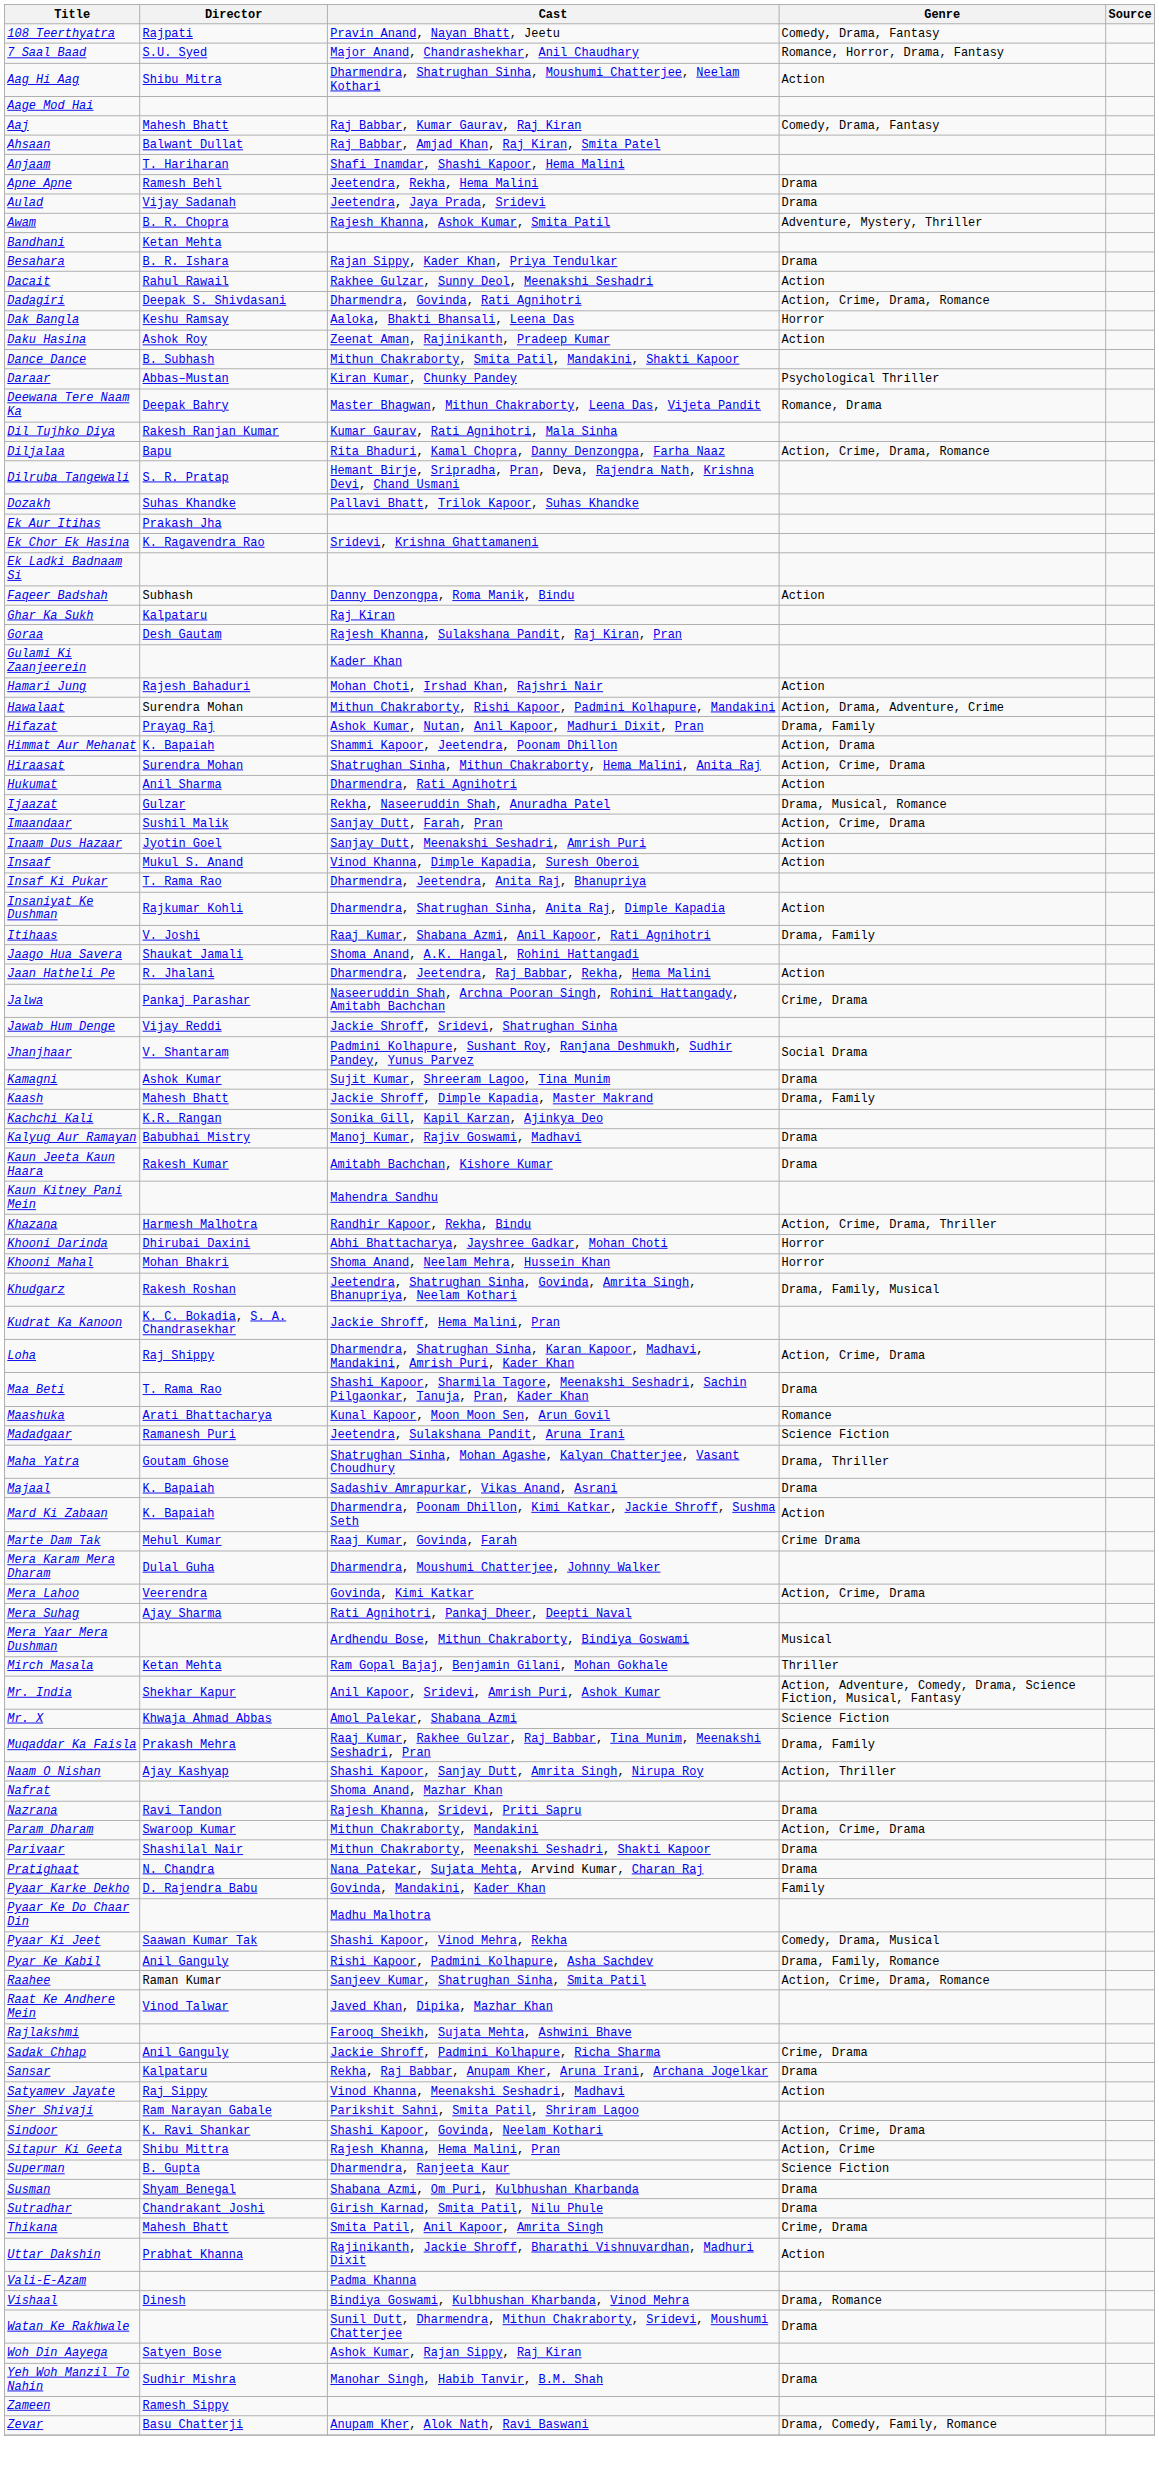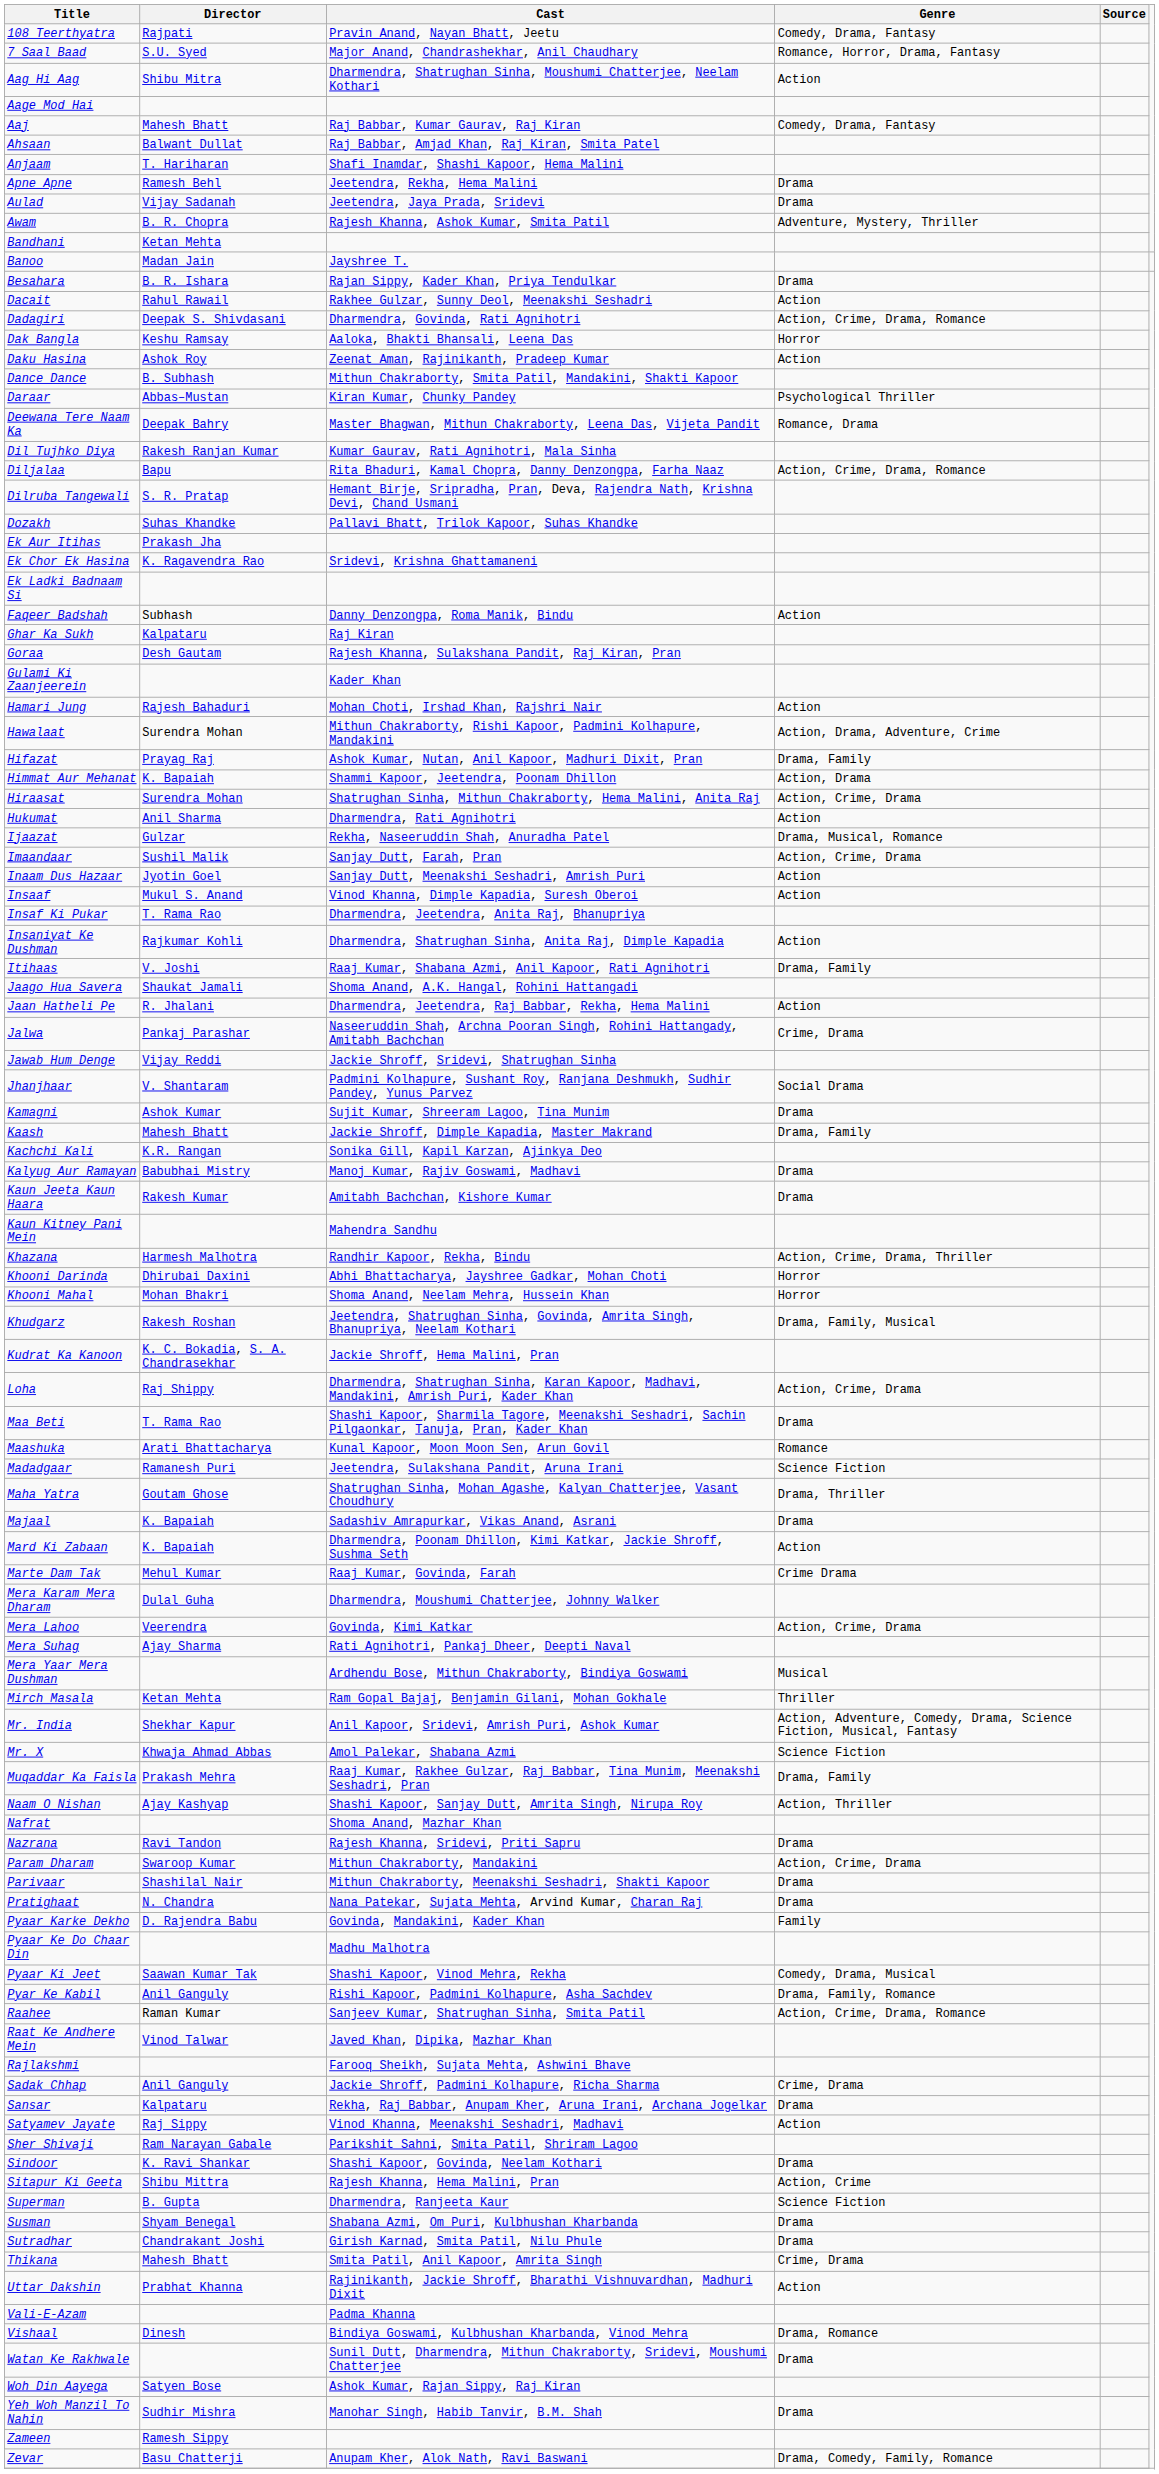+ row: (25, 262)
(853, 2131) Action, Crime, Drama -> (796, 2164) Drama
